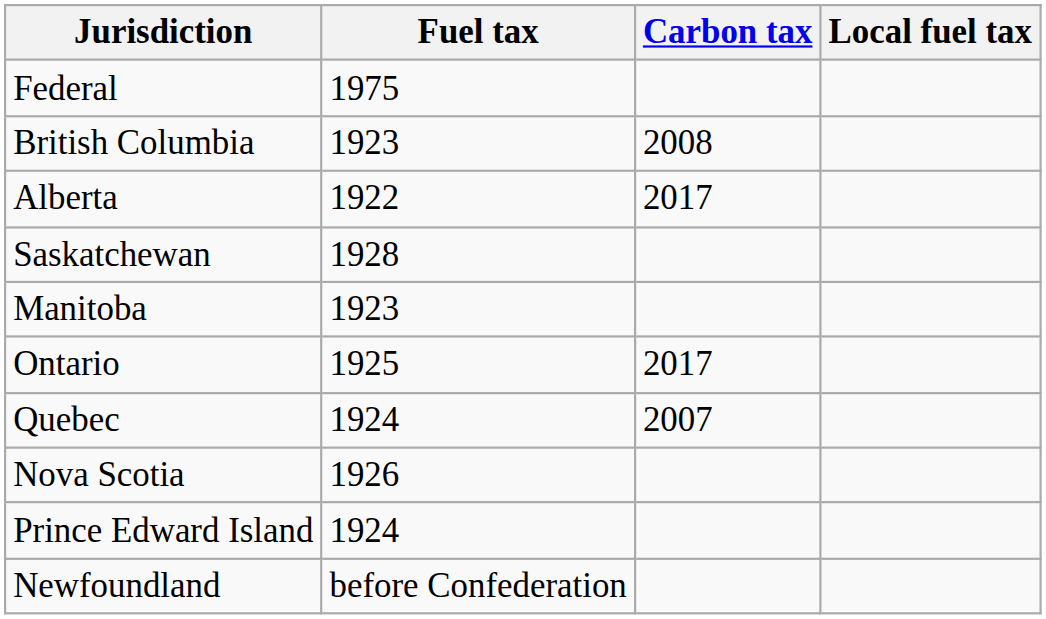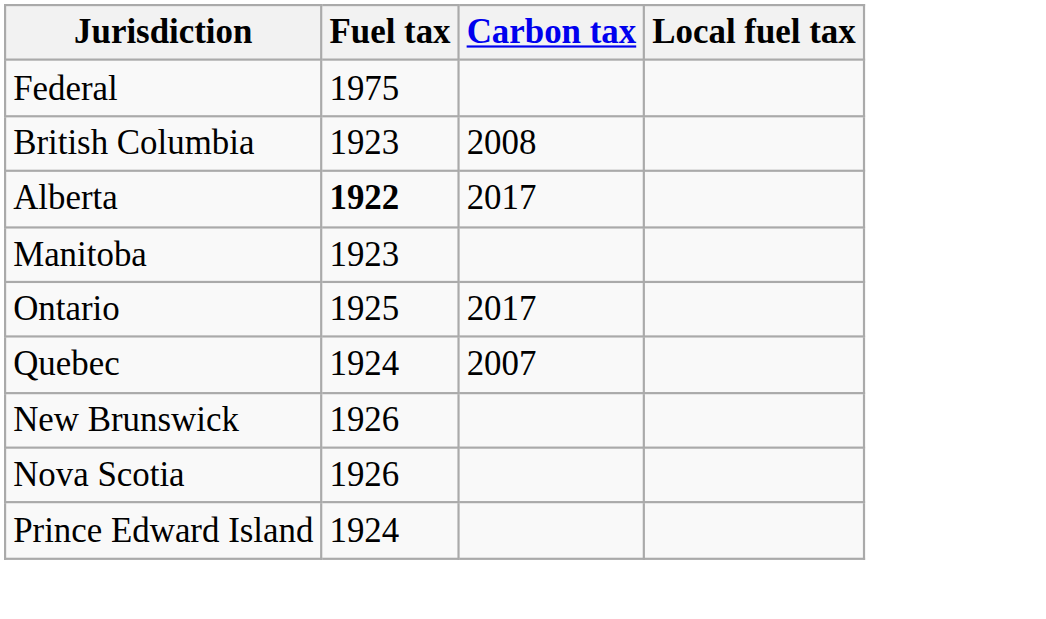(364, 198) normal -> (364, 198) bold
- row: (112, 253)
+ row: (126, 419)
- row: (117, 585)
